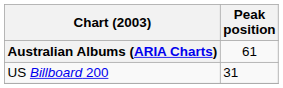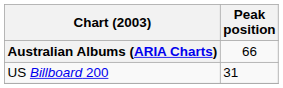(249, 51) 61 -> (249, 51) 66
